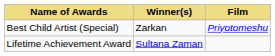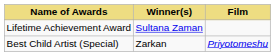rows swapped: (69, 43) <-> (63, 28)
